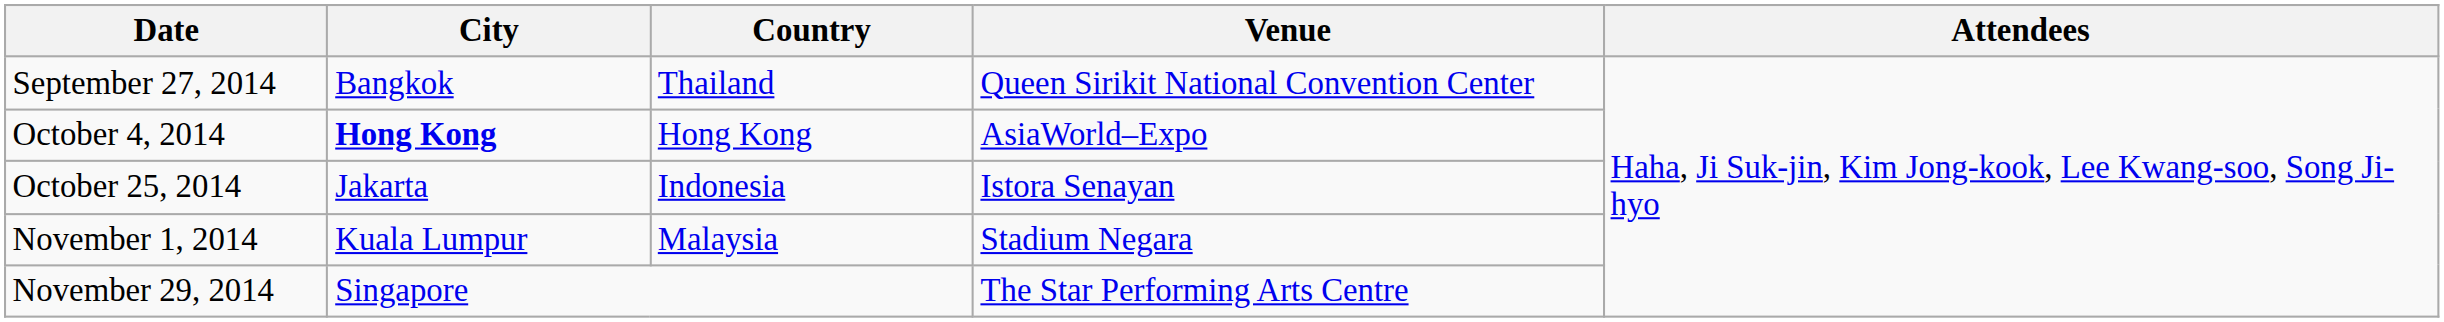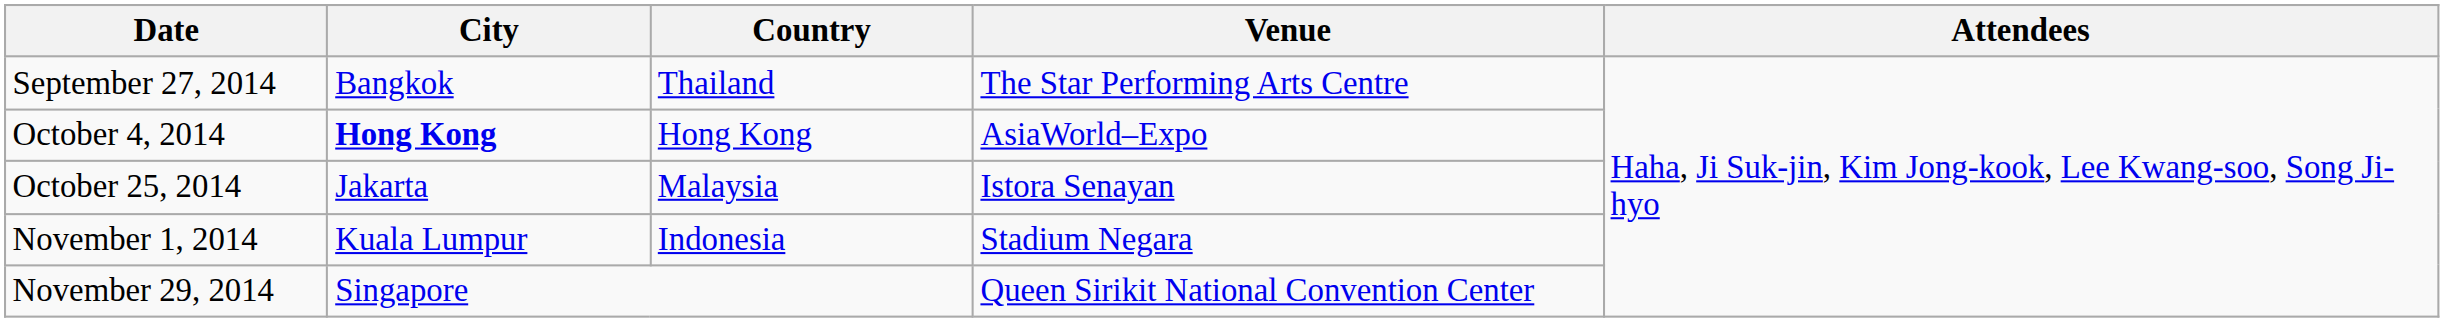(1257, 82) Queen Sirikit National Convention Center -> (1195, 82) The Star Performing Arts Centre
(722, 186) Indonesia -> (718, 186) Malaysia
(718, 238) Malaysia -> (722, 238) Indonesia
(1195, 290) The Star Performing Arts Centre -> (1257, 290) Queen Sirikit National Convention Center
